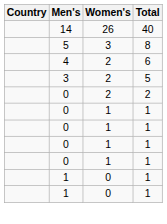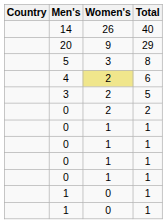+ row: (66, 45)
(108, 62) no background -> (108, 78) khaki background
